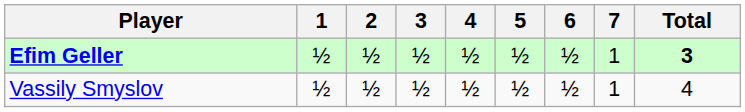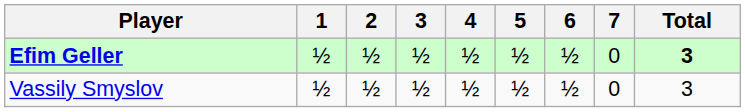(614, 55) 1 -> (614, 55) 0
(614, 89) 1 -> (614, 89) 0
(687, 89) 4 -> (687, 89) 3
